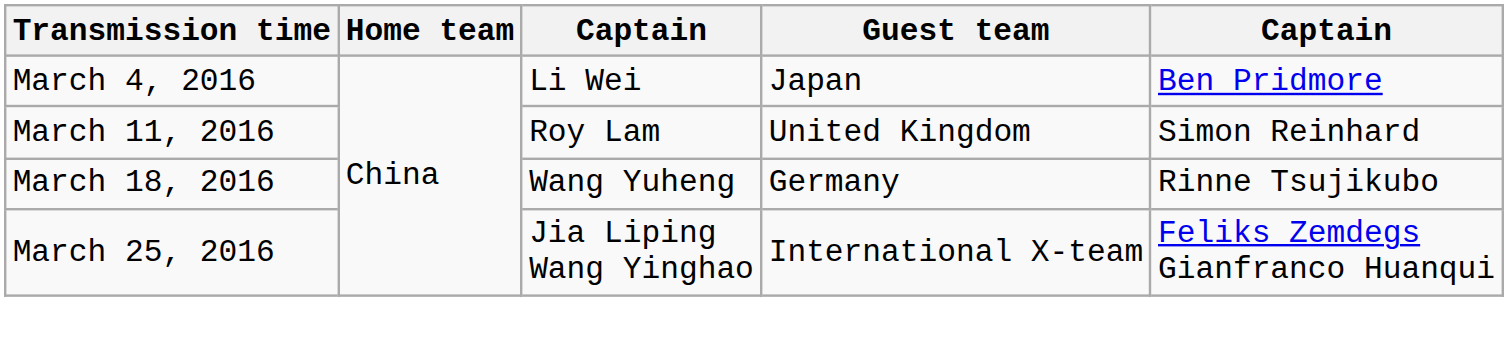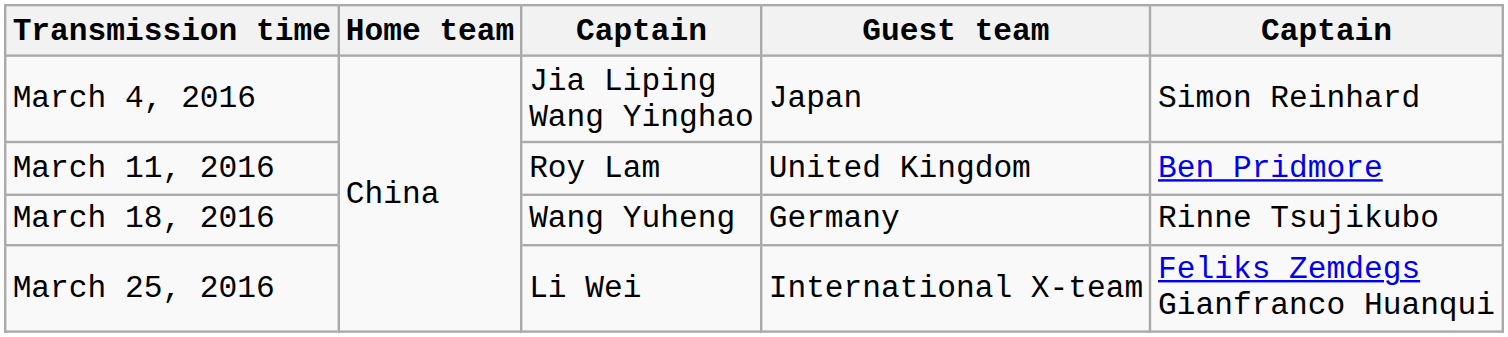(585, 81) Li Wei -> (642, 99) Jia Liping Wang Yinghao
(1270, 81) Ben Pridmore -> (1289, 99) Simon Reinhard
(1289, 132) Simon Reinhard -> (1270, 168) Ben Pridmore
(642, 252) Jia Liping Wang Yinghao -> (585, 288) Li Wei
